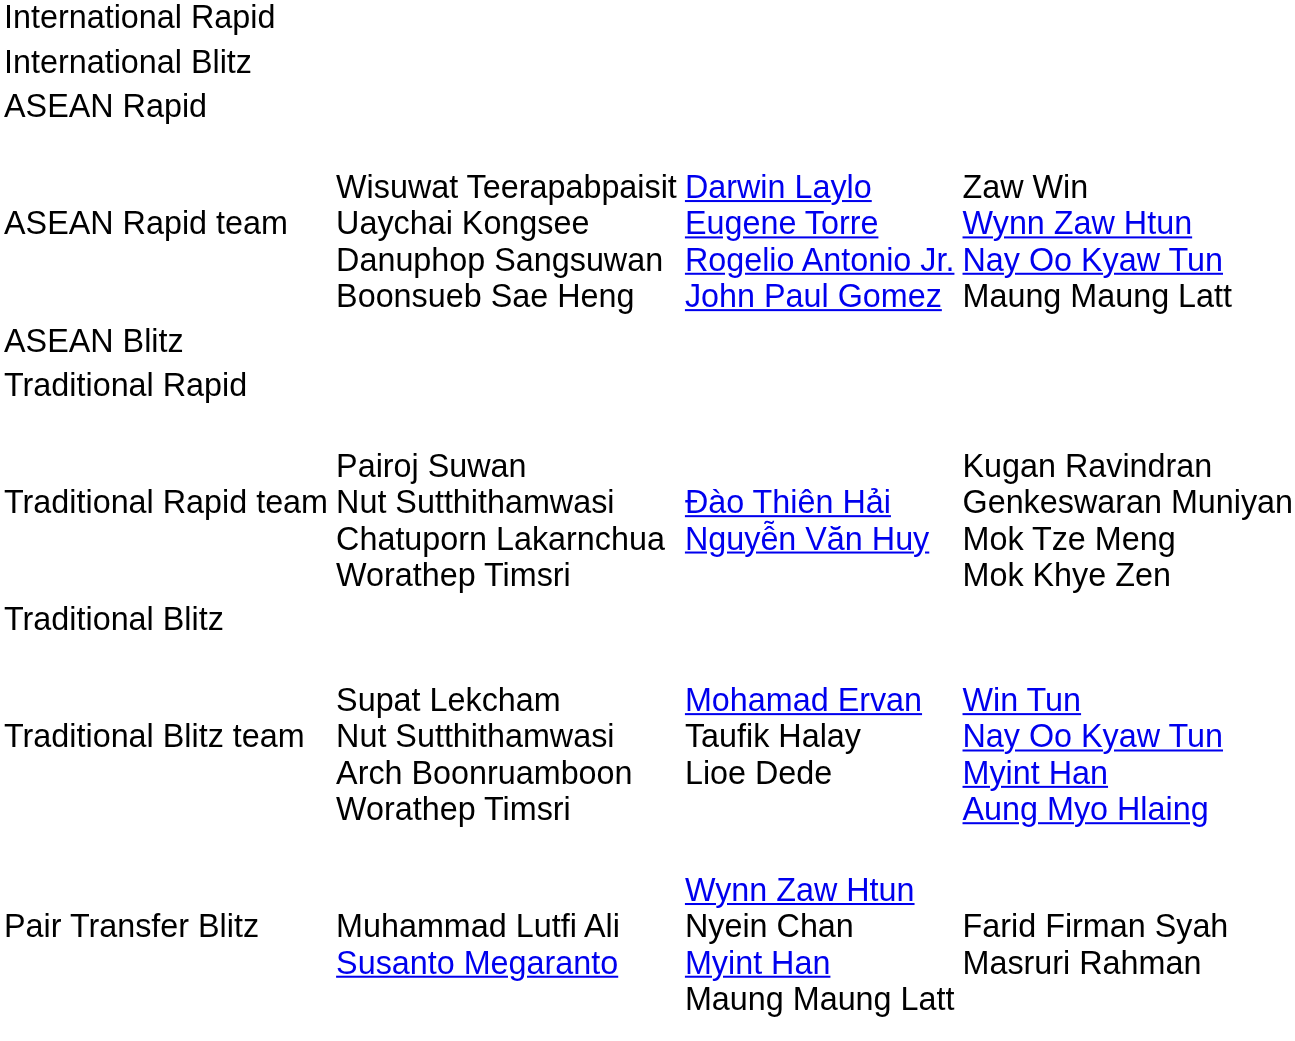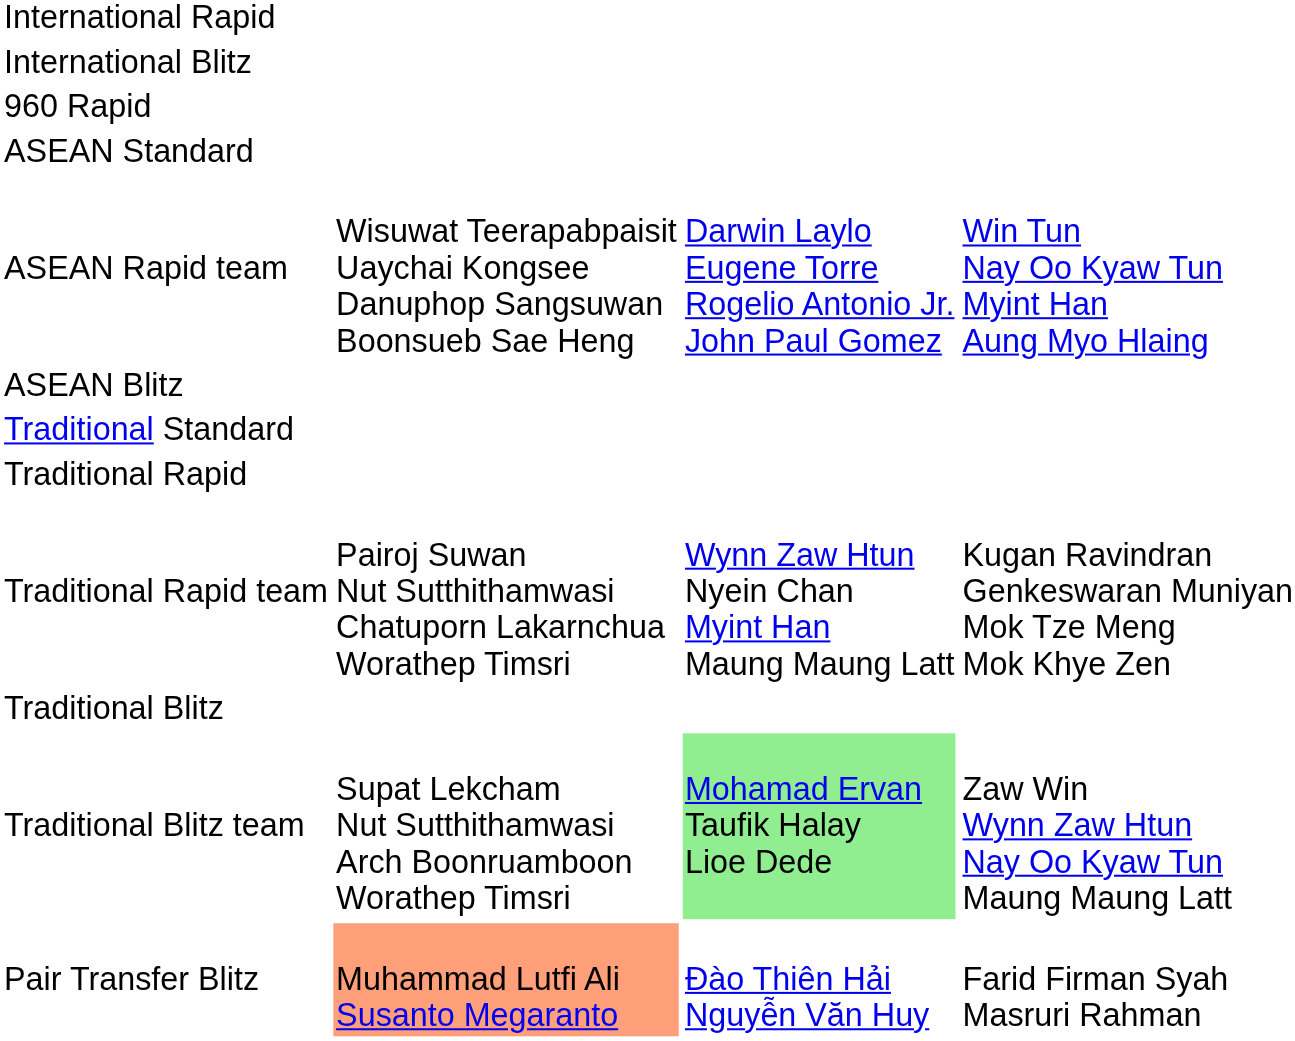+ row: (78, 106)
+ row: (129, 151)
- row: (106, 106)
(1097, 241) Zaw Win Wynn Zaw Htun Nay Oo Kyaw Tun Maung Maung Latt -> (1093, 286) Win Tun Nay Oo Kyaw Tun Myint Han Aung Myo Hlaing
+ row: (149, 429)
(807, 520) Đào Thiên Hải Nguyễn Văn Huy -> (820, 609) Wynn Zaw Htun Nyein Chan Myint Han Maung Maung Latt
(803, 736) no background -> (803, 825) lightgreen background
(1093, 755) Win Tun Nay Oo Kyaw Tun Myint Han Aung Myo Hlaing -> (1097, 843) Zaw Win Wynn Zaw Htun Nay Oo Kyaw Tun Maung Maung Latt
(478, 944) no background -> (478, 997) lightsalmon background
(820, 944) Wynn Zaw Htun Nyein Chan Myint Han Maung Maung Latt -> (807, 997) Đào Thiên Hải Nguyễn Văn Huy
